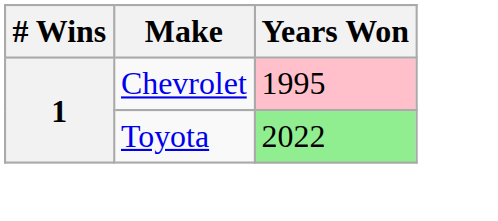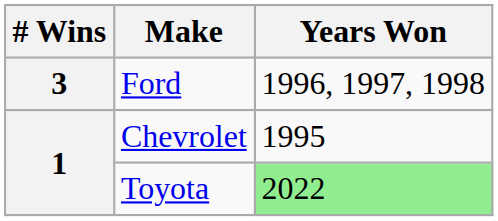+ row: (151, 83)
(293, 83) pink background -> (293, 136) no background
